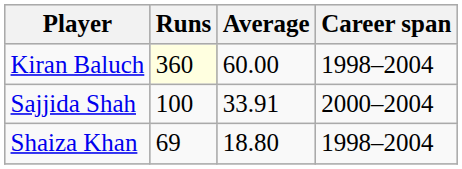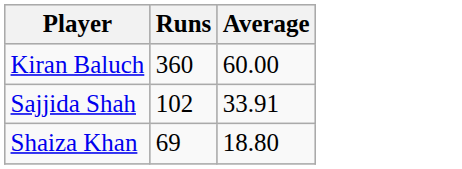- column: (386, 24)
(175, 63) lightyellow background -> (175, 63) no background
(175, 103) 100 -> (175, 103) 102
